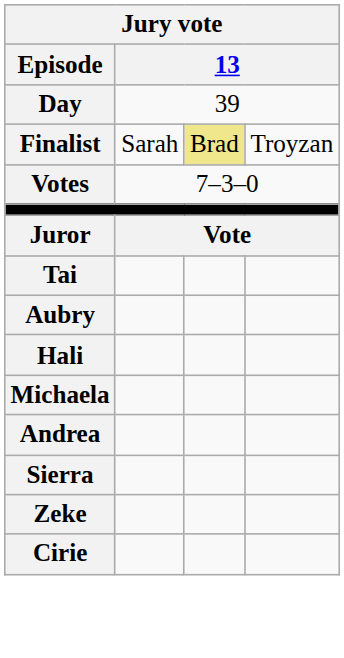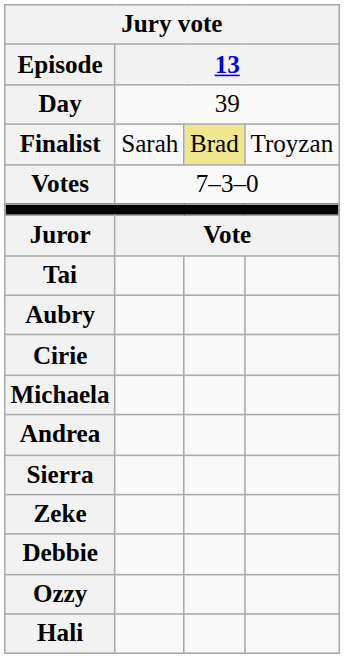rows swapped: (60, 553) <-> (60, 354)
+ row: (60, 553)
+ row: (60, 593)
